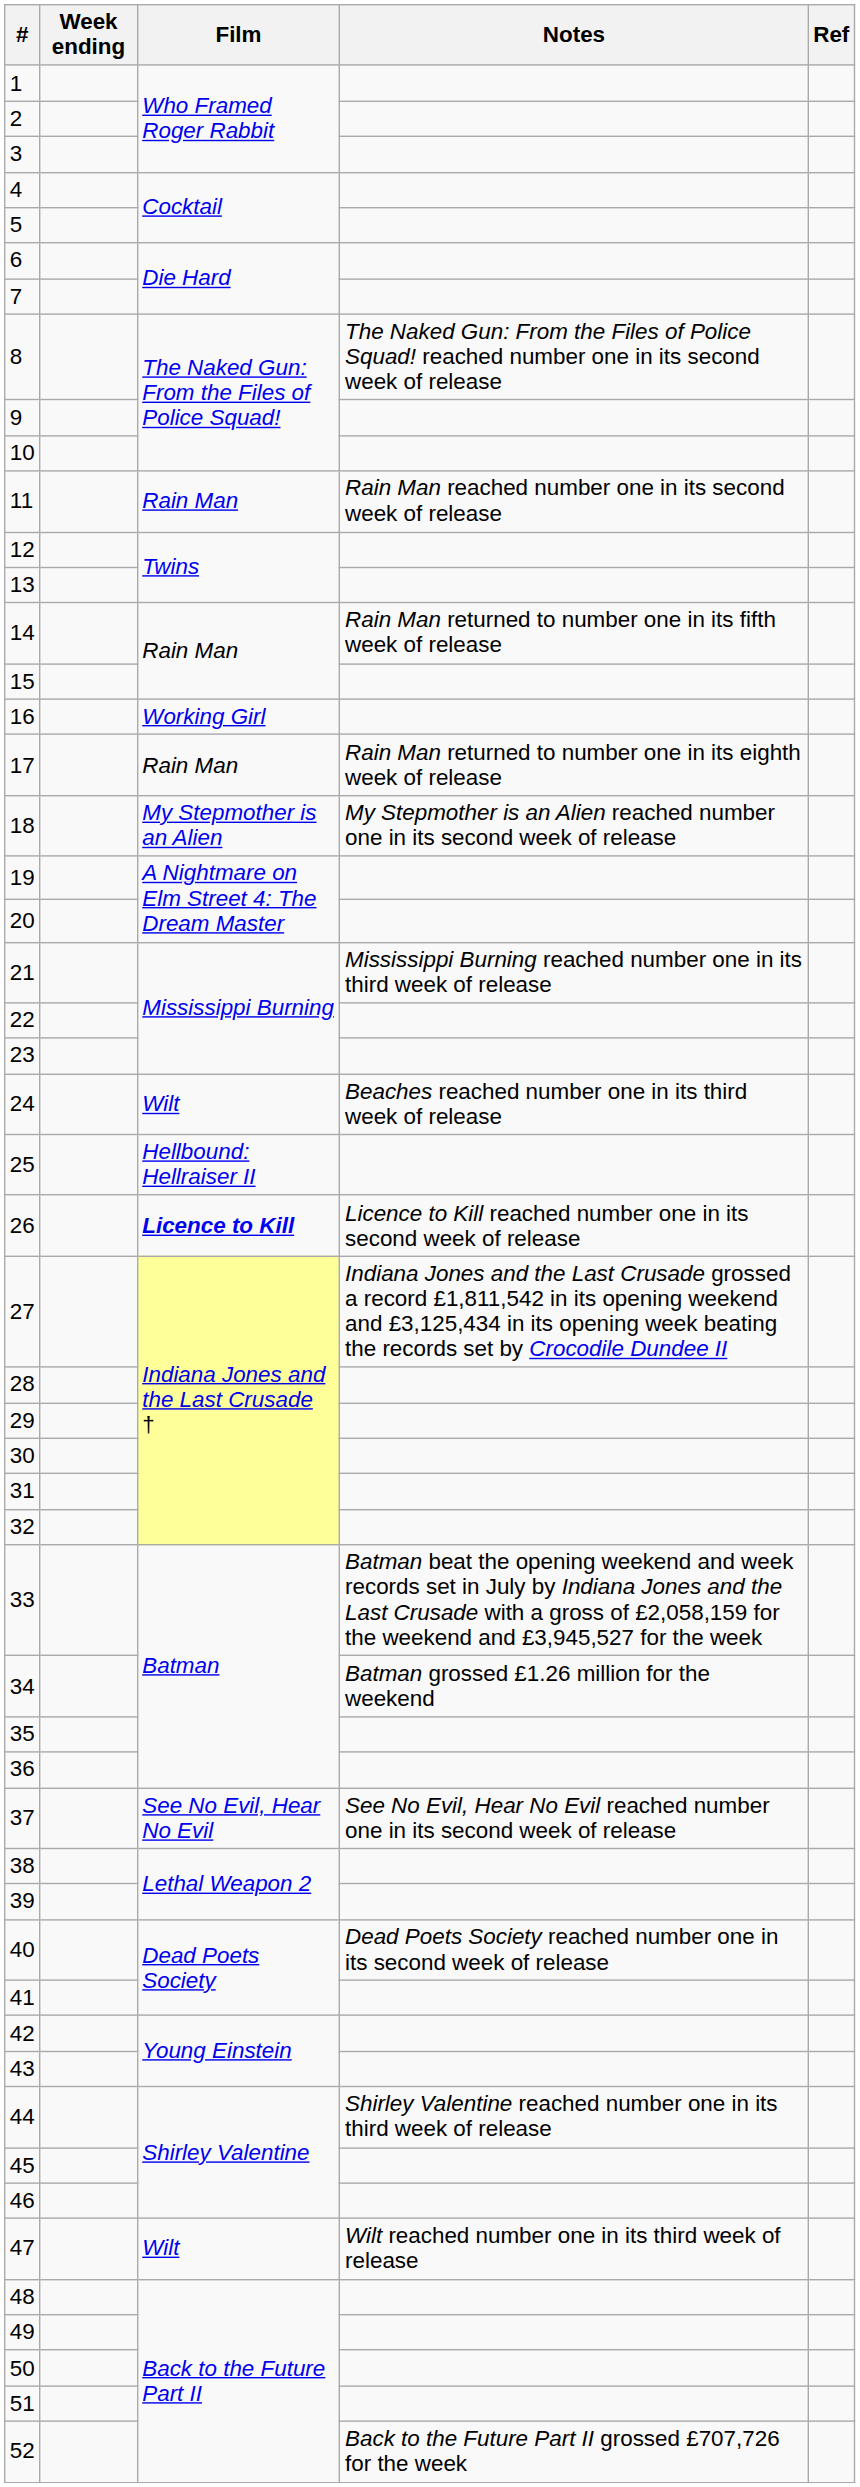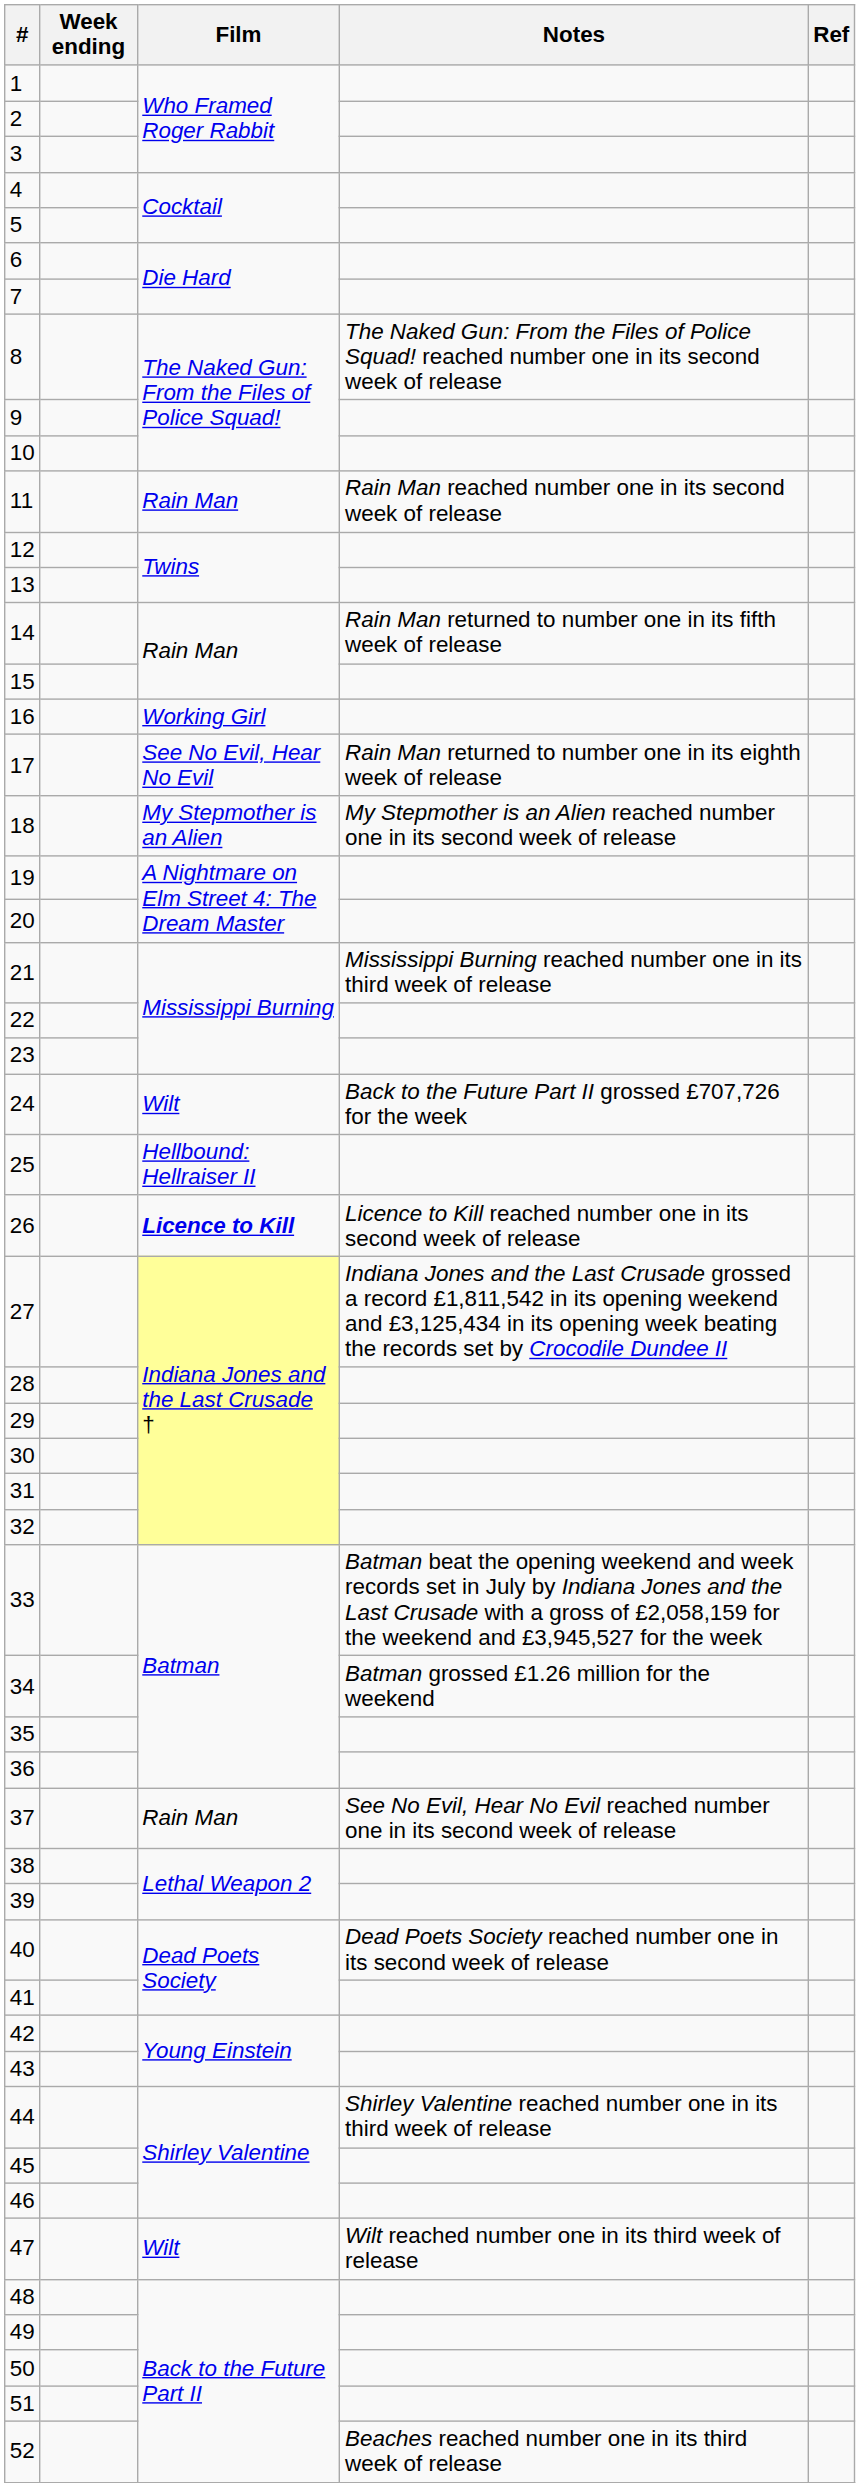(190, 764) Rain Man -> (231, 764) See No Evil, Hear No Evil
(546, 1103) Beaches reached number one in its third week of release -> (562, 1103) Back to the Future Part II grossed £707,726 for the week
(231, 1817) See No Evil, Hear No Evil -> (190, 1817) Rain Man
(562, 2451) Back to the Future Part II grossed £707,726 for the week -> (546, 2451) Beaches reached number one in its third week of release
